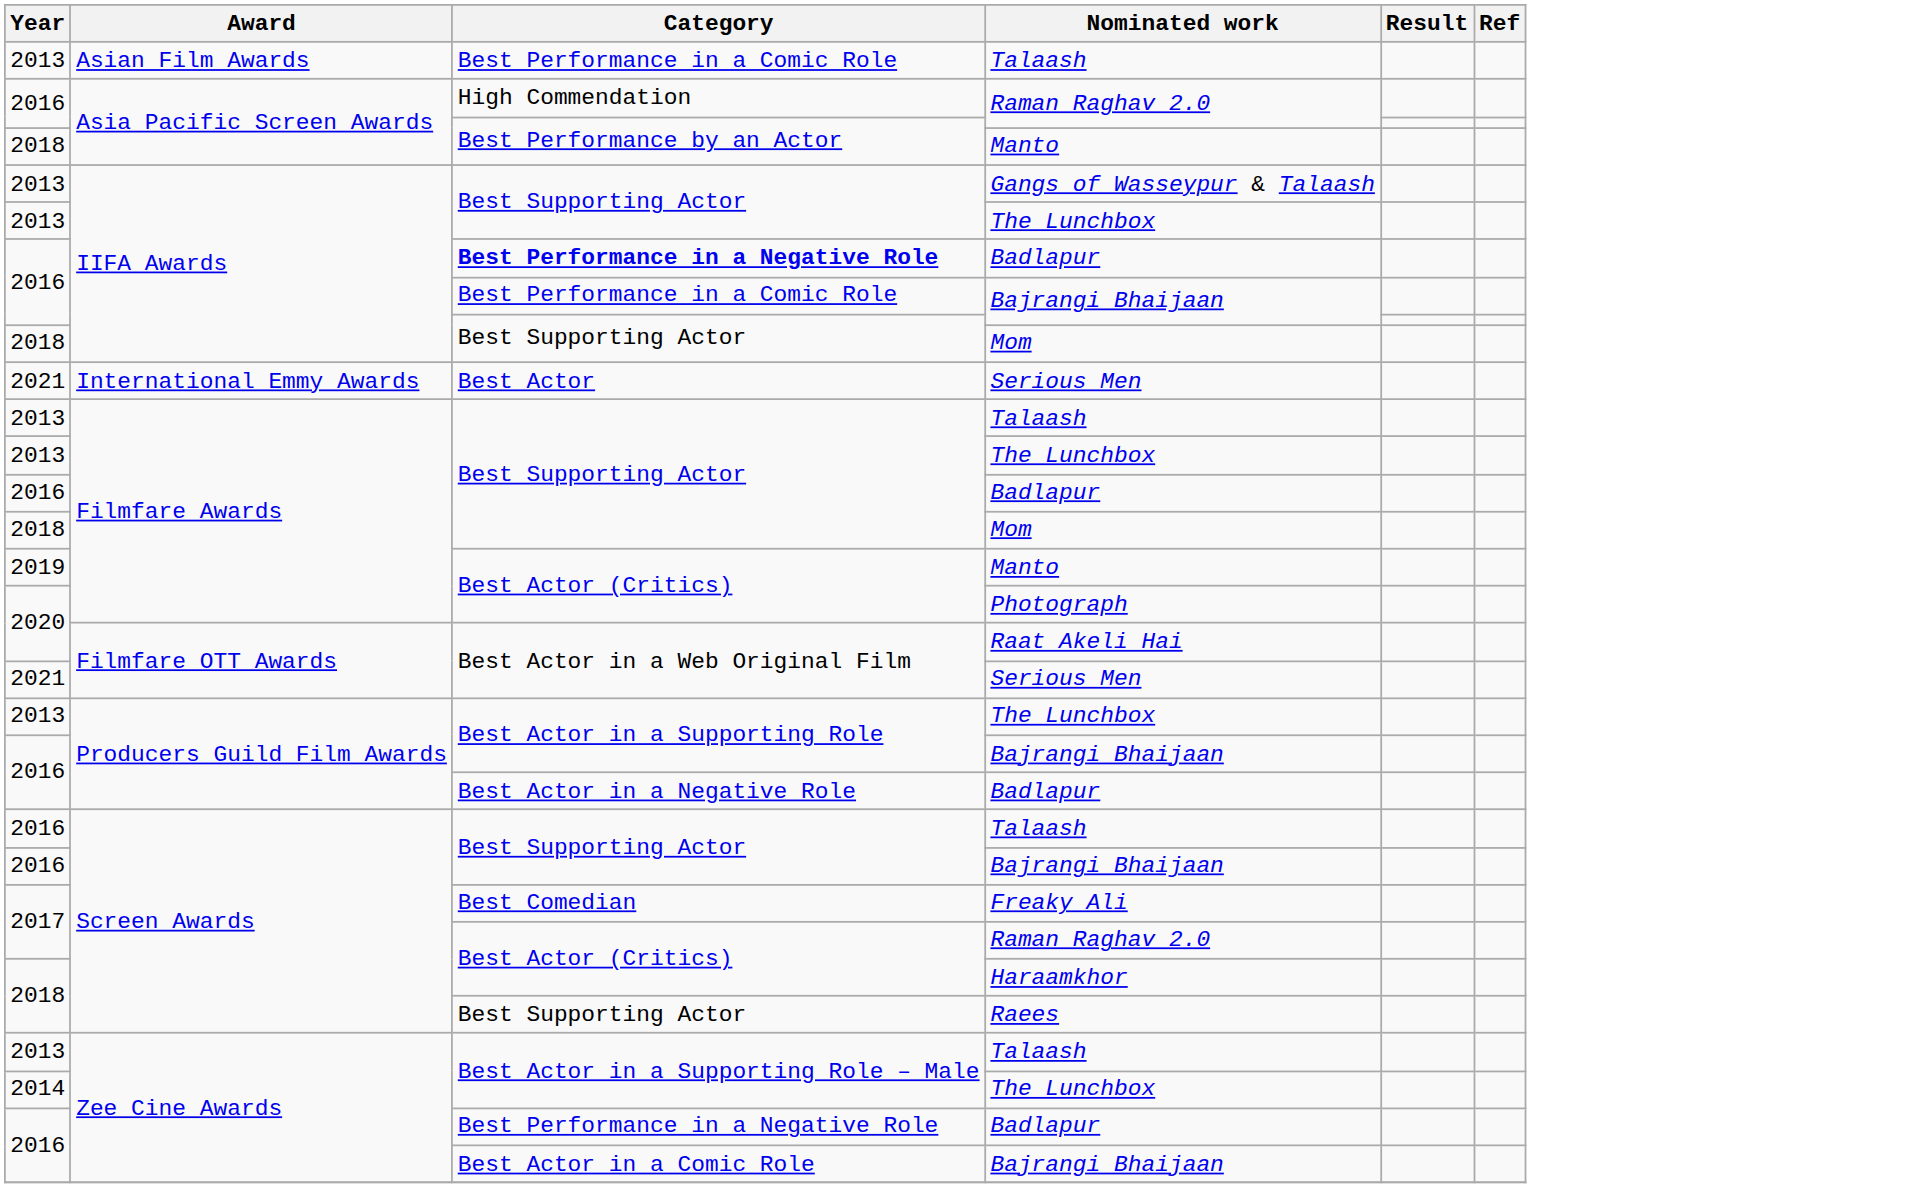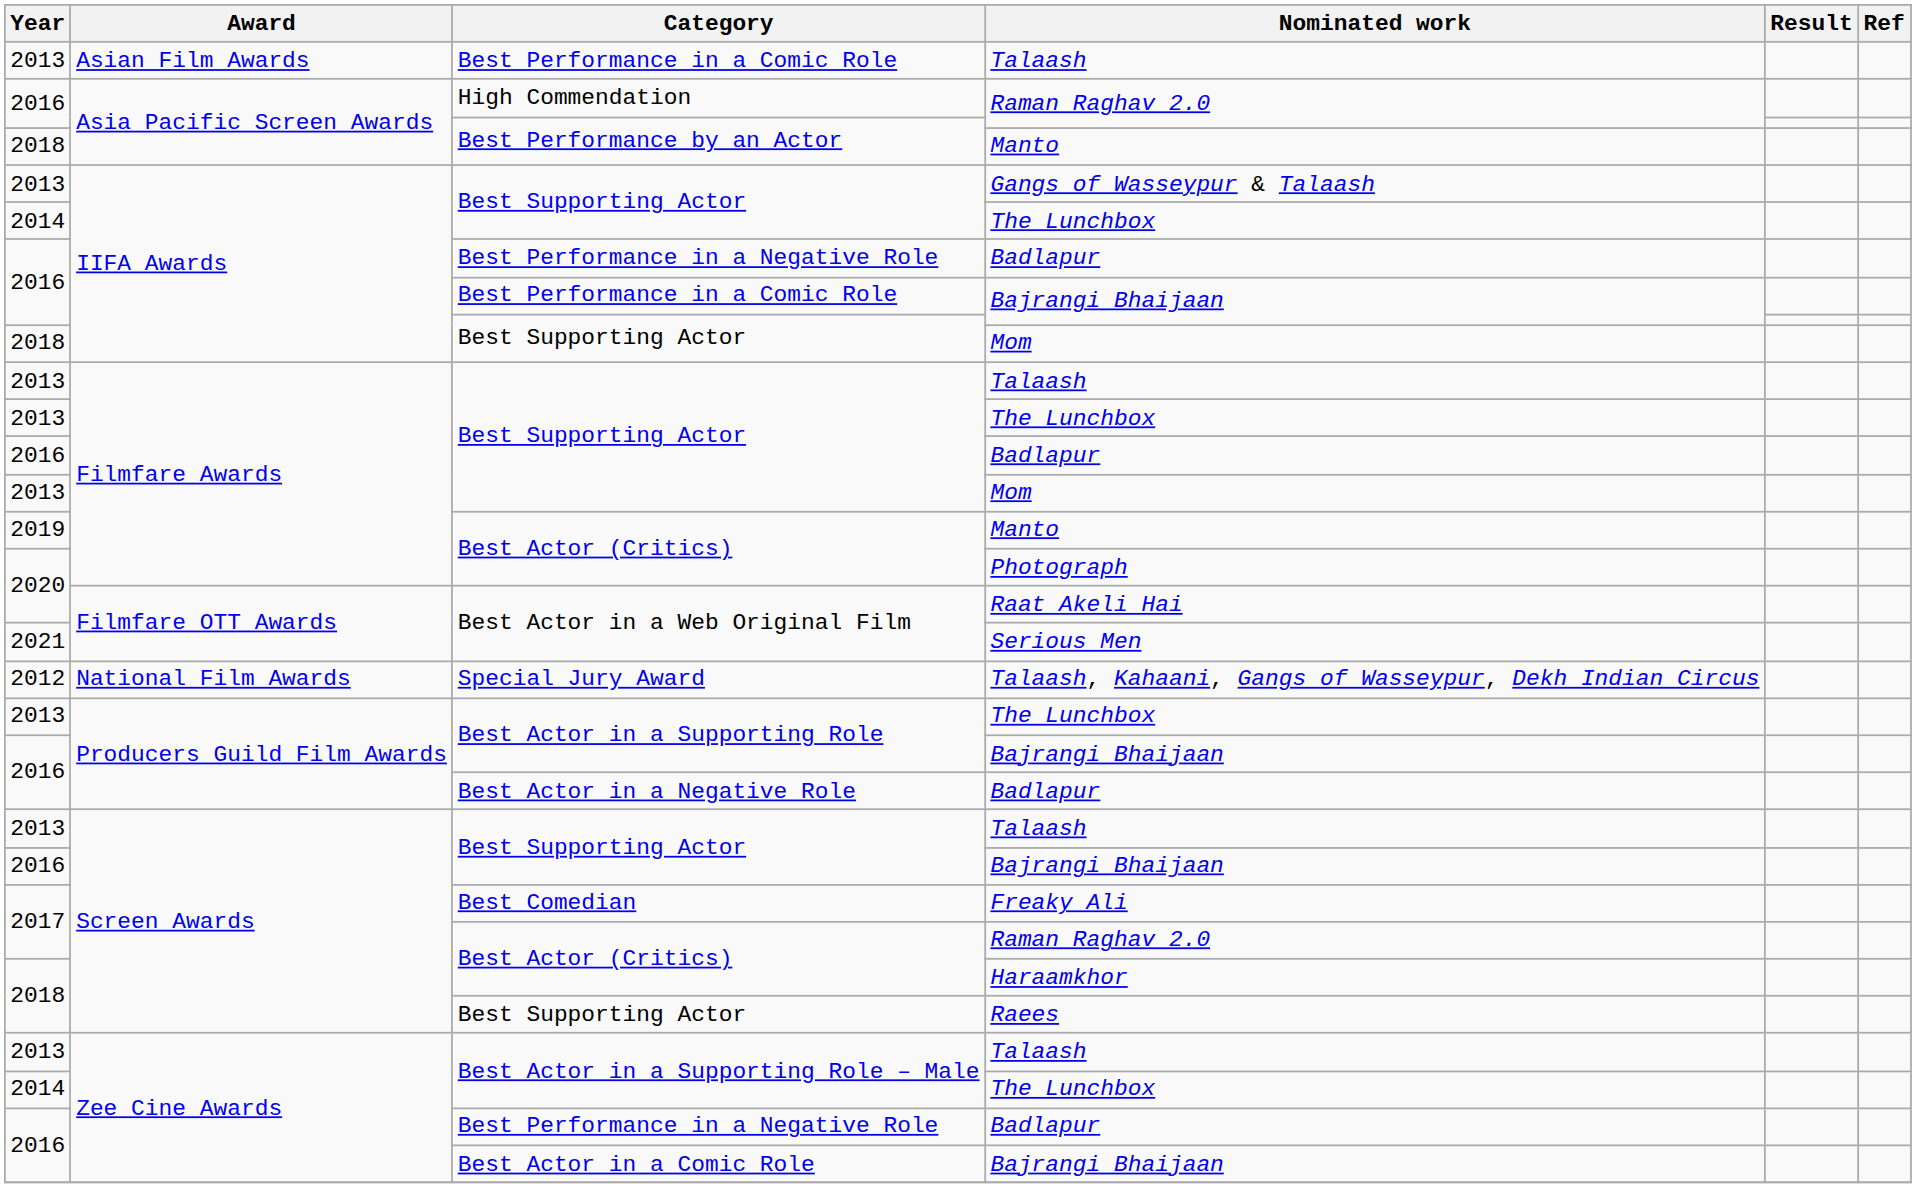(38, 221) 2013 -> (38, 221) 2014
(698, 258) bold -> (698, 258) normal
- row: (248, 381)
(38, 530) 2018 -> (38, 493) 2013
+ row: (213, 679)
(38, 828) 2016 -> (38, 828) 2013
